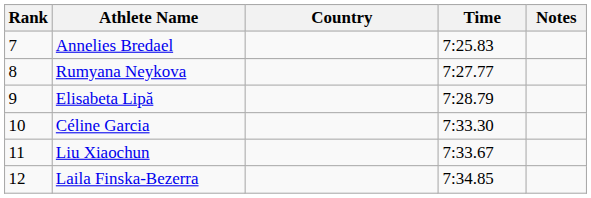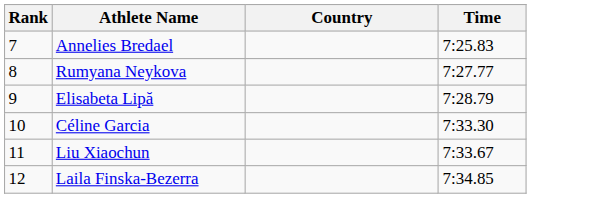- column: (556, 17)
